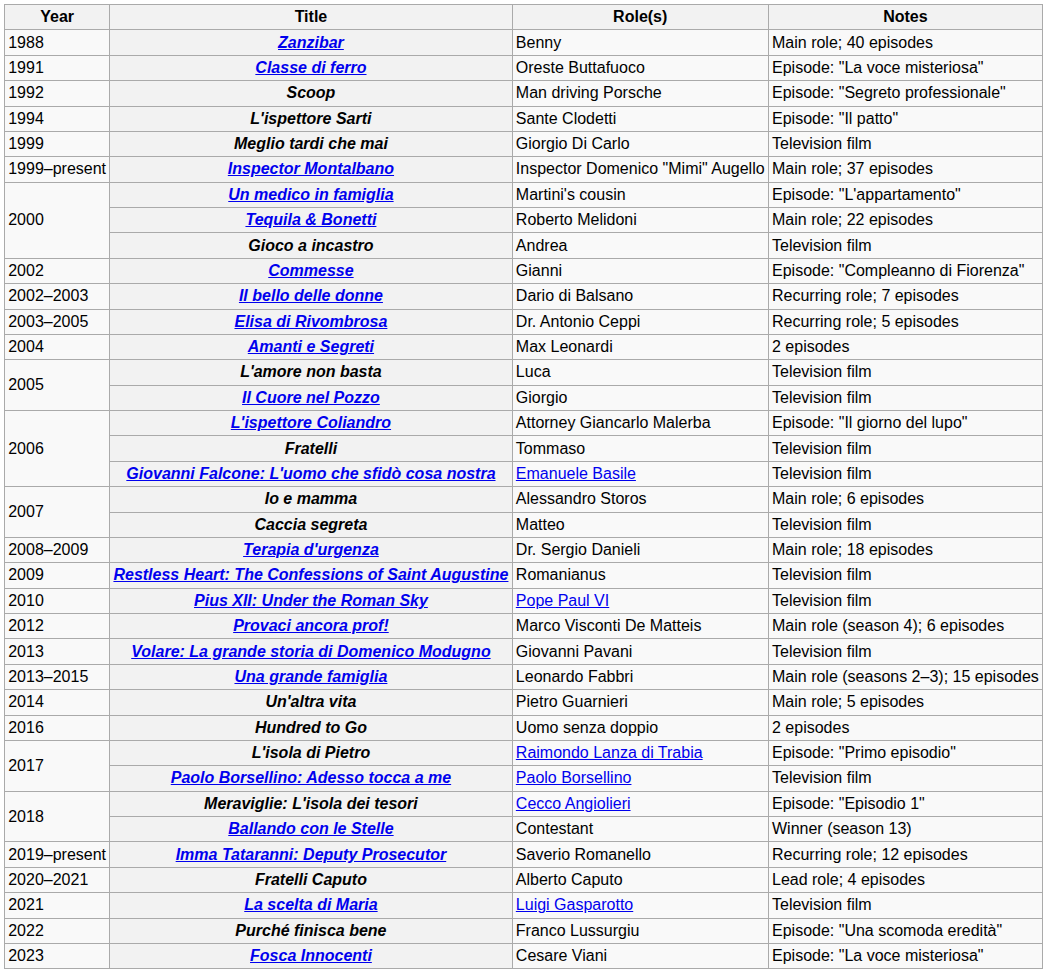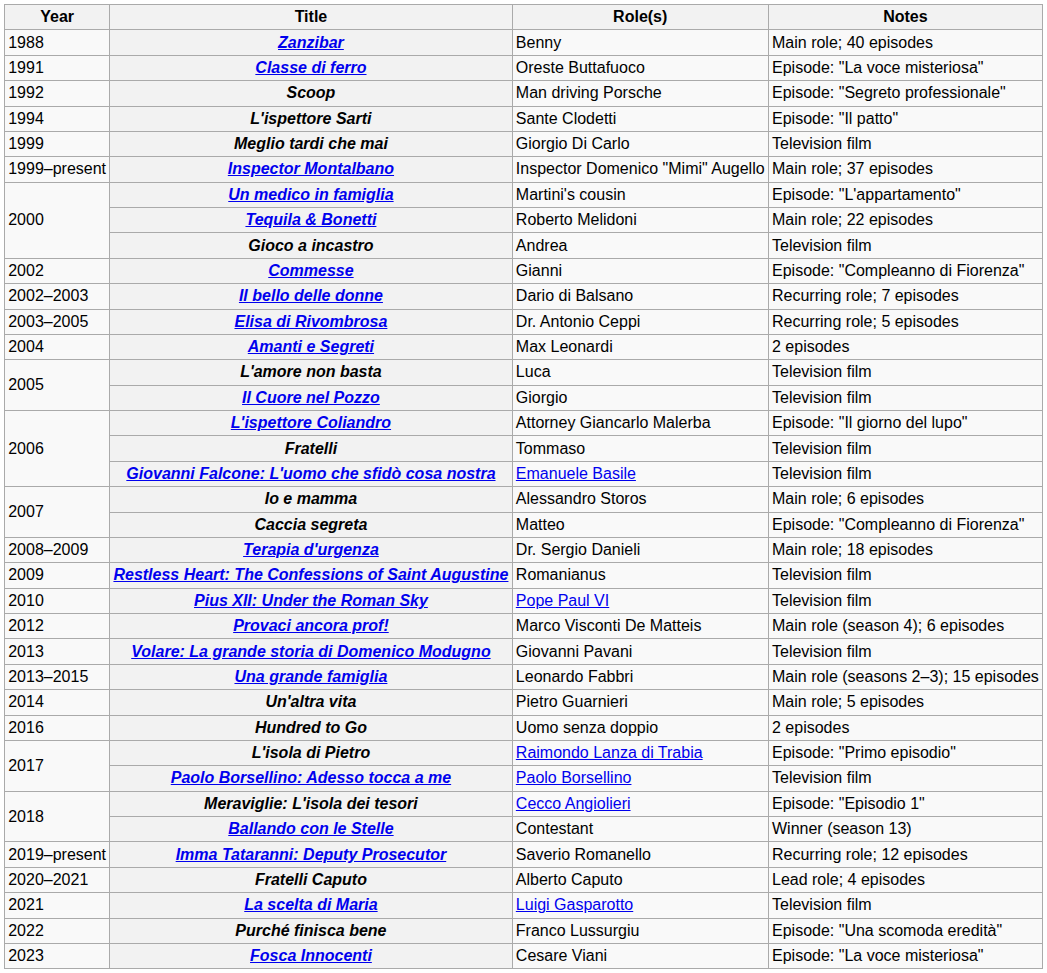(822, 524) Television film -> (898, 524) Episode: "Compleanno di Fiorenza"
